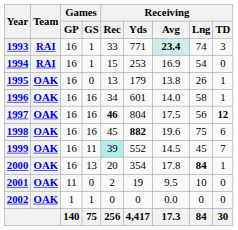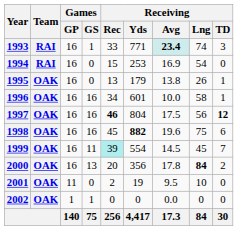(92, 64) 1 -> (92, 64) 0
(171, 98) 14.0 -> (171, 98) 10.0
(138, 149) 552 -> (138, 149) 554
(138, 166) 354 -> (138, 166) 356
(223, 166) 1 -> (223, 166) 2
